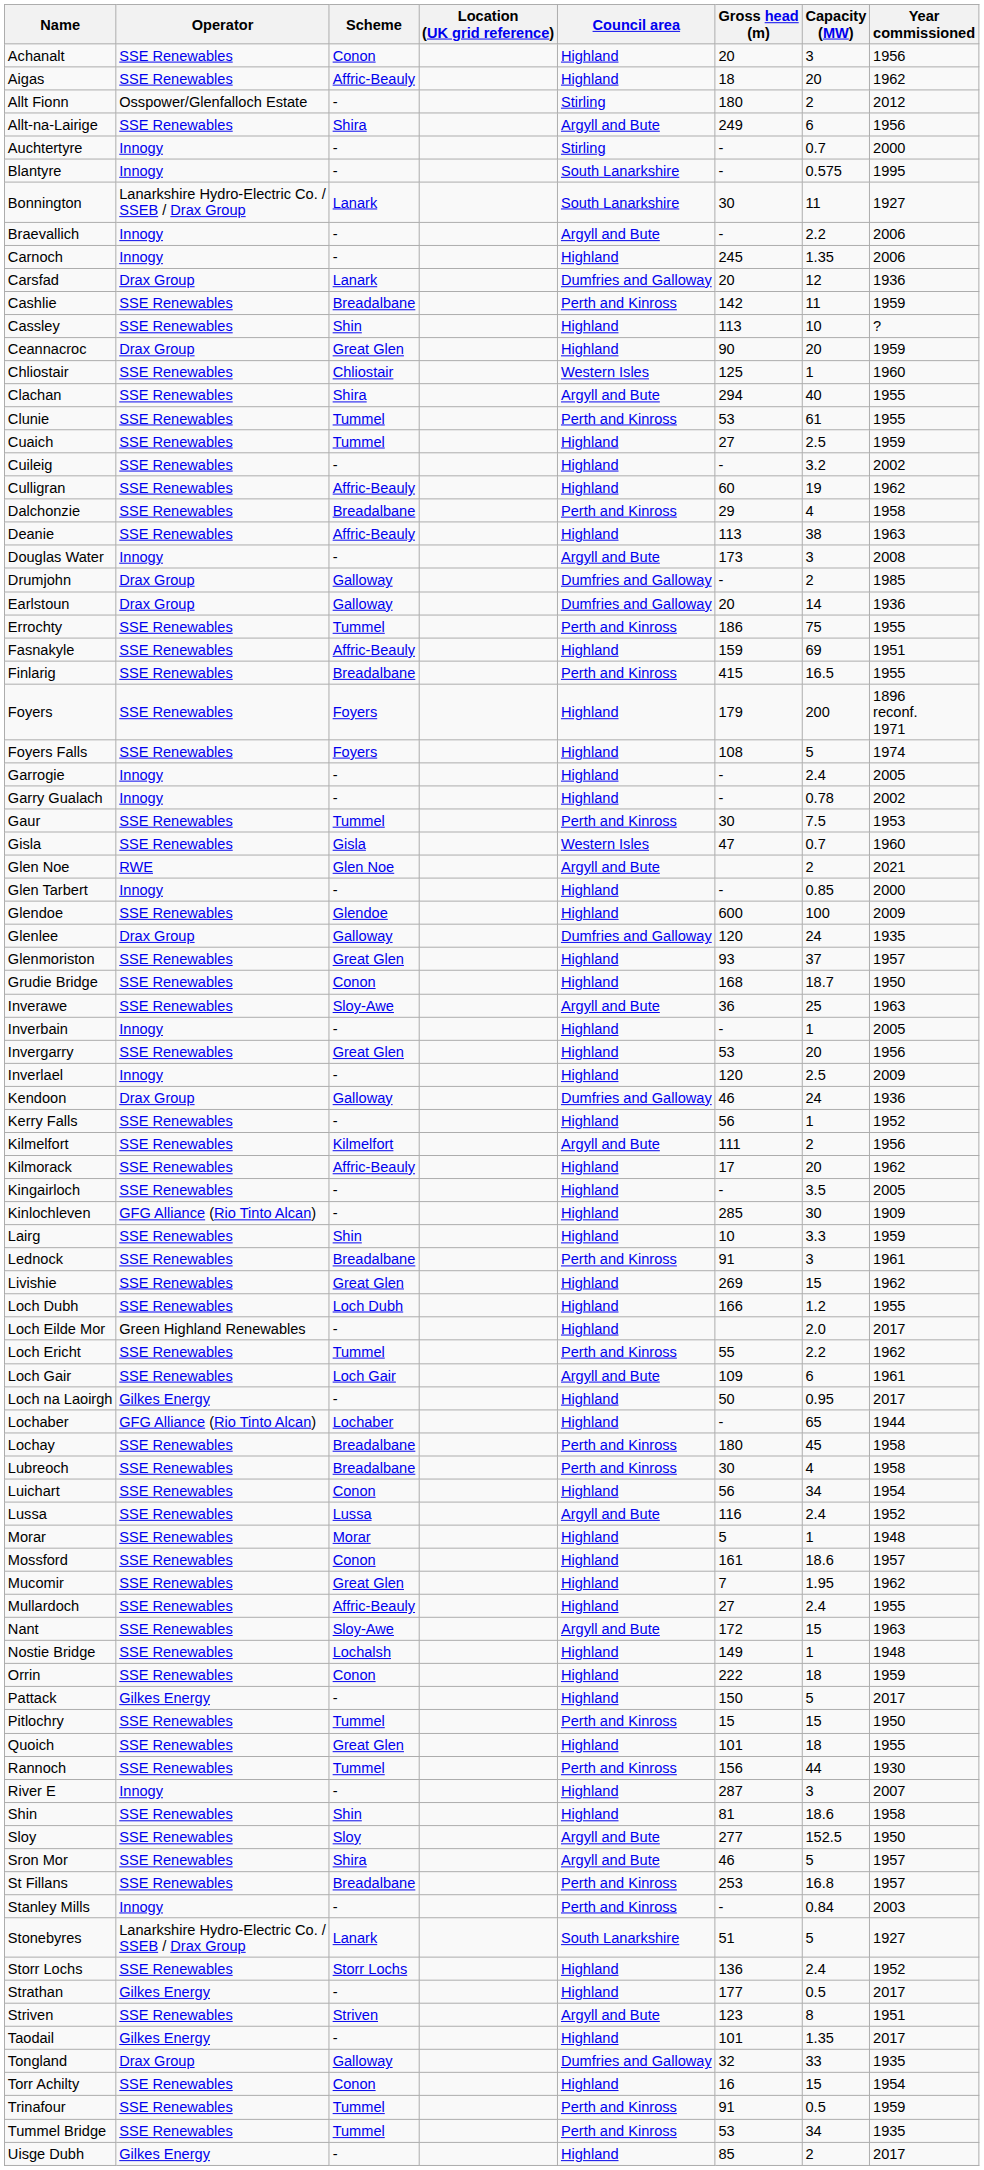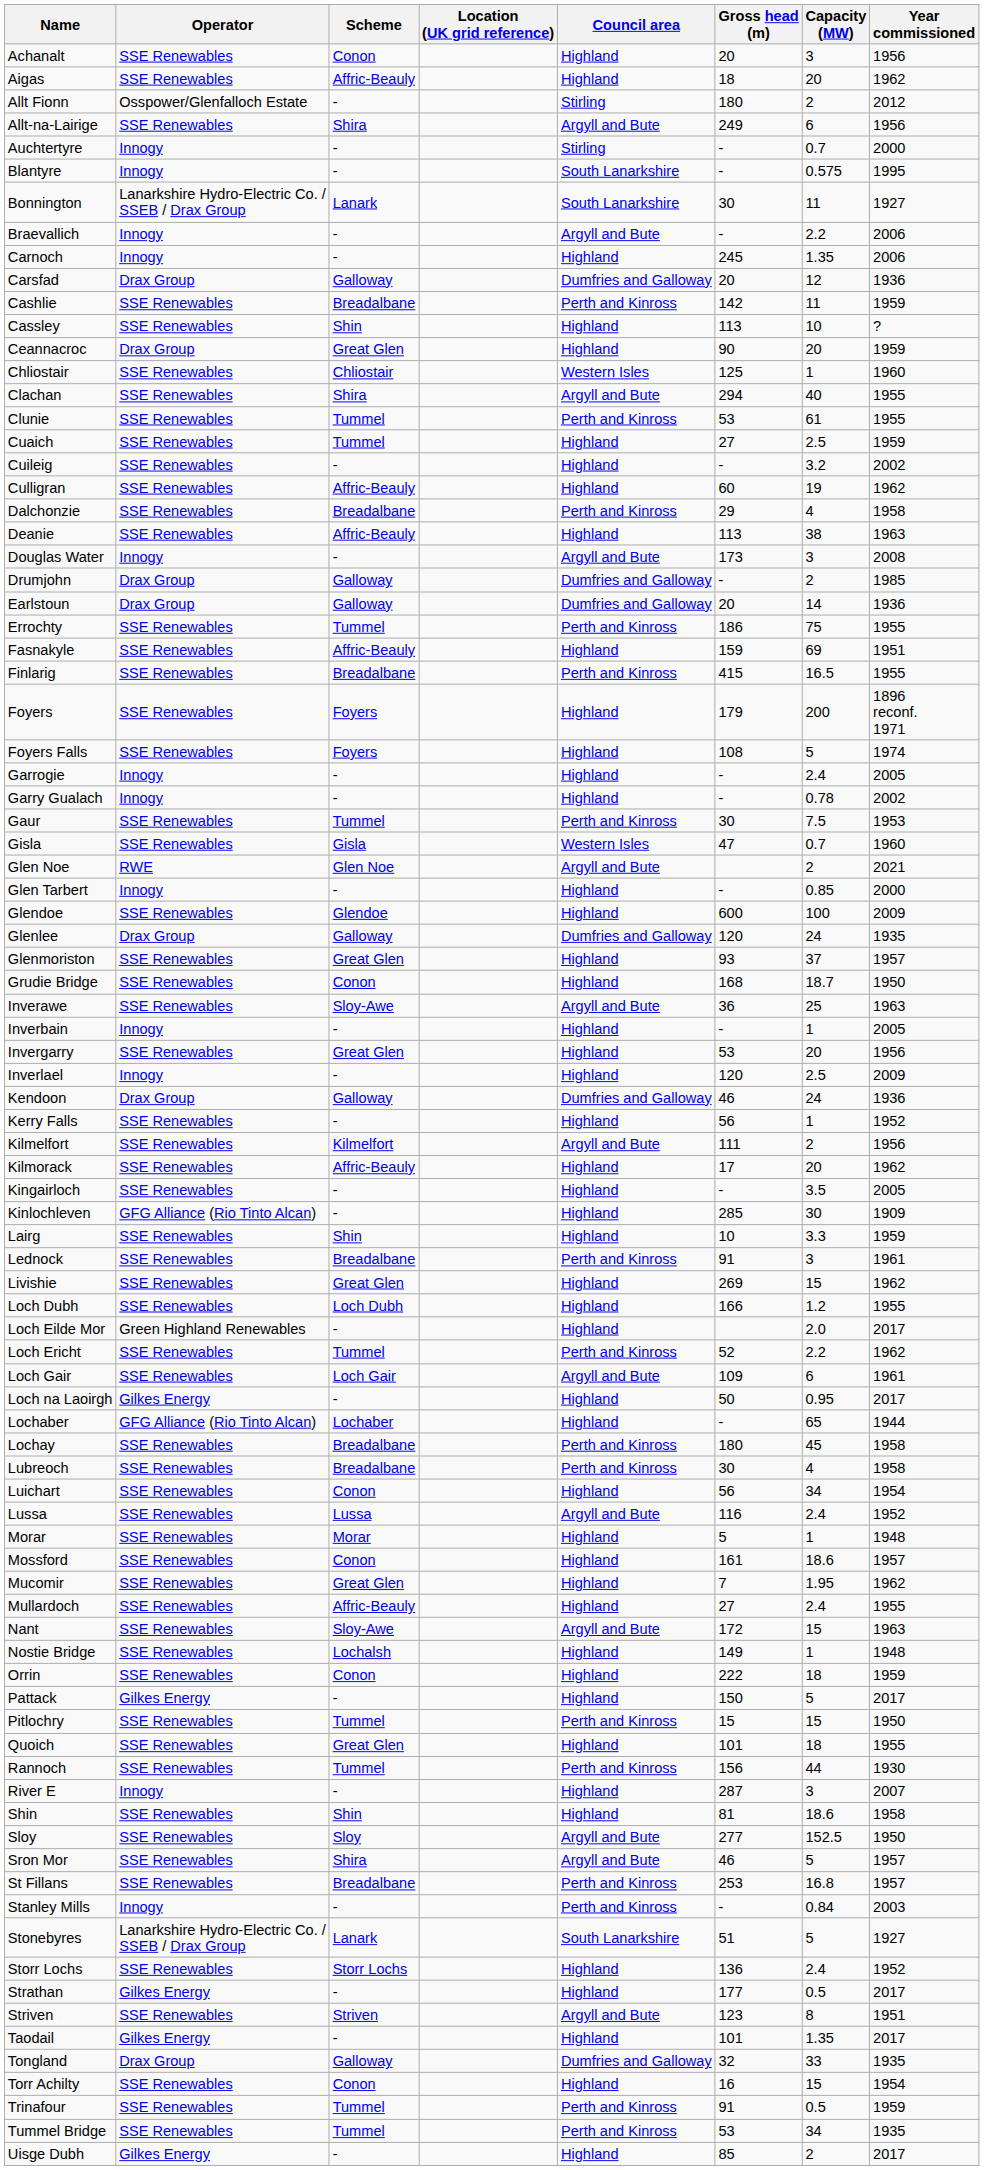(355, 280) Lanark -> (363, 280) Galloway
(727, 1352) 55 -> (727, 1352) 52
